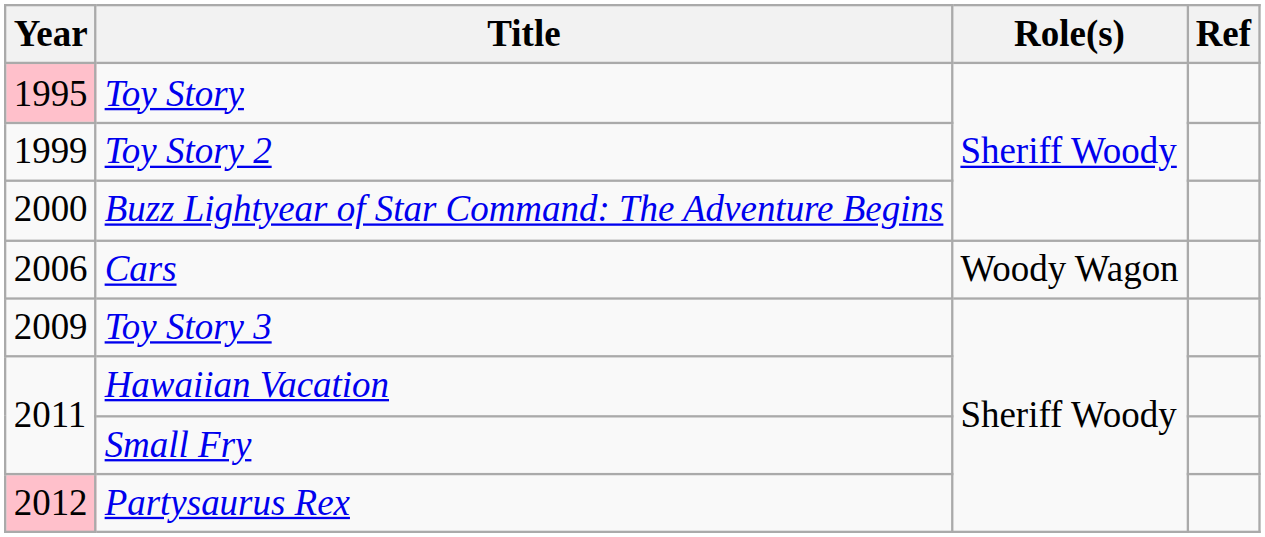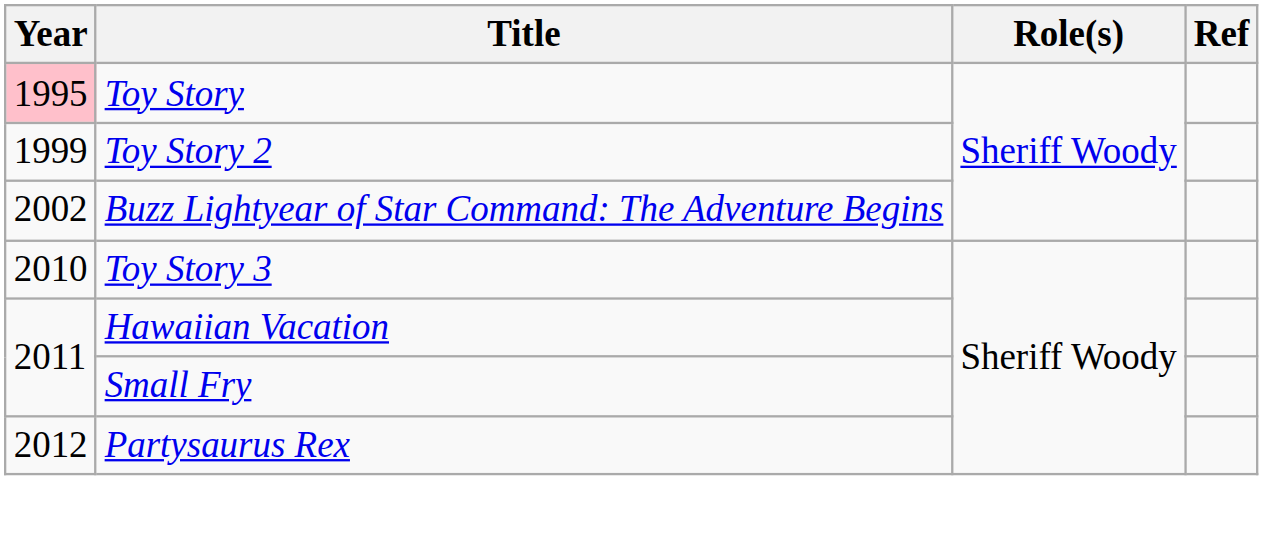(51, 209) 2000 -> (51, 209) 2002
- row: (141, 268)
(51, 326) 2009 -> (51, 268) 2010
(51, 502) pink background -> (51, 444) no background
